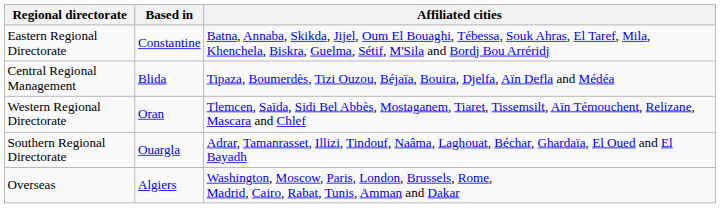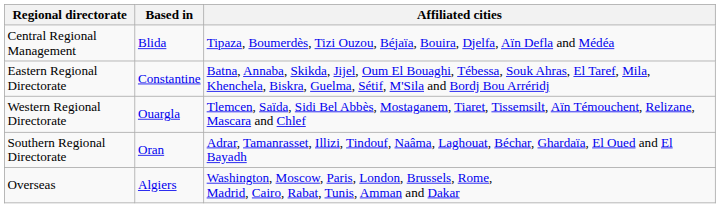rows swapped: (52, 78) <-> (52, 43)
(151, 114) Oran -> (159, 114) Ouargla
(159, 149) Ouargla -> (151, 149) Oran
